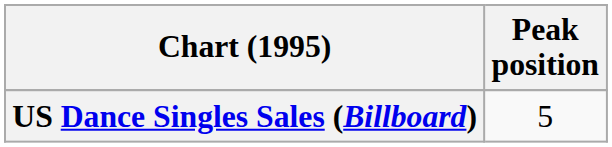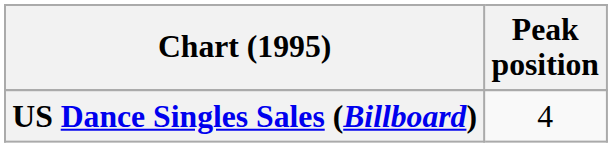(545, 115) 5 -> (545, 115) 4
